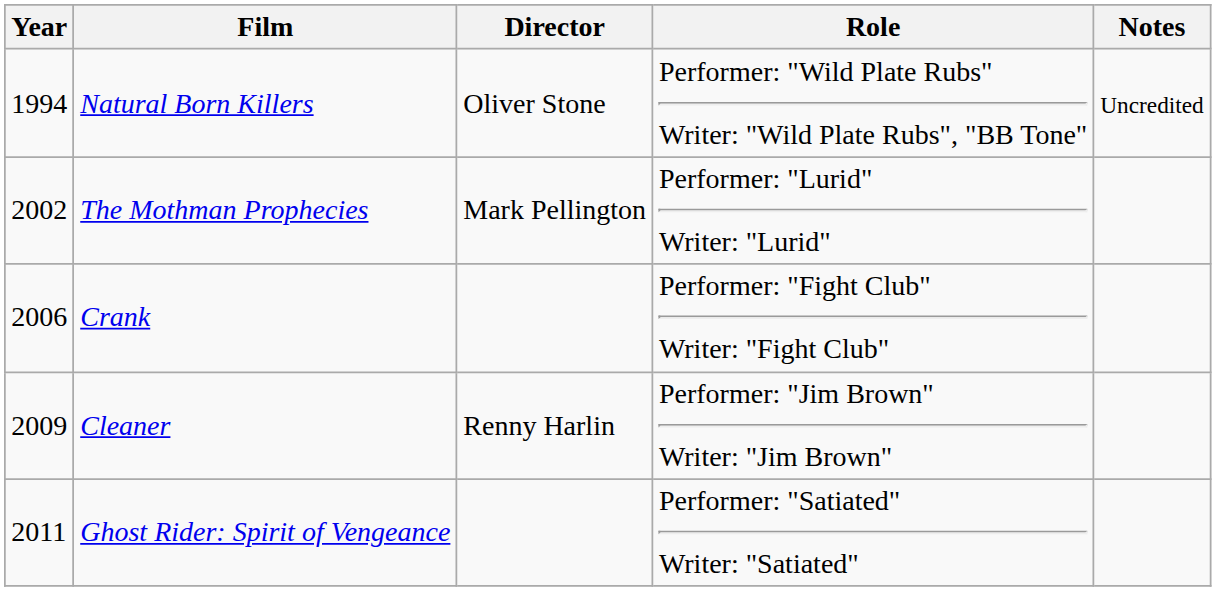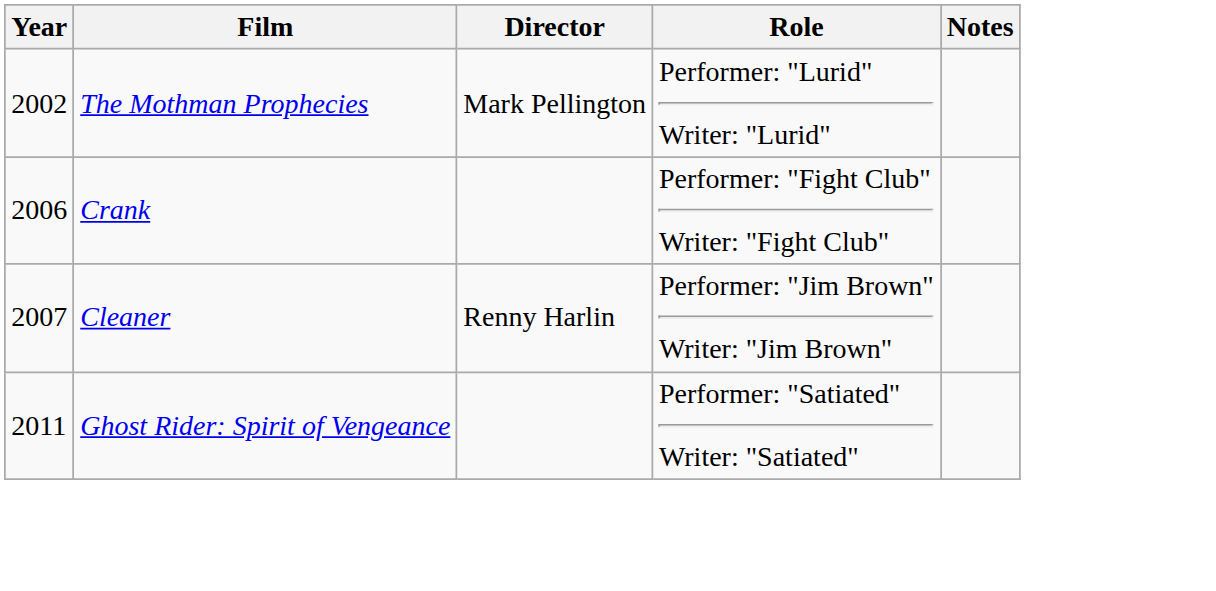- row: (197, 102)
(39, 424) 2009 -> (39, 317) 2007
